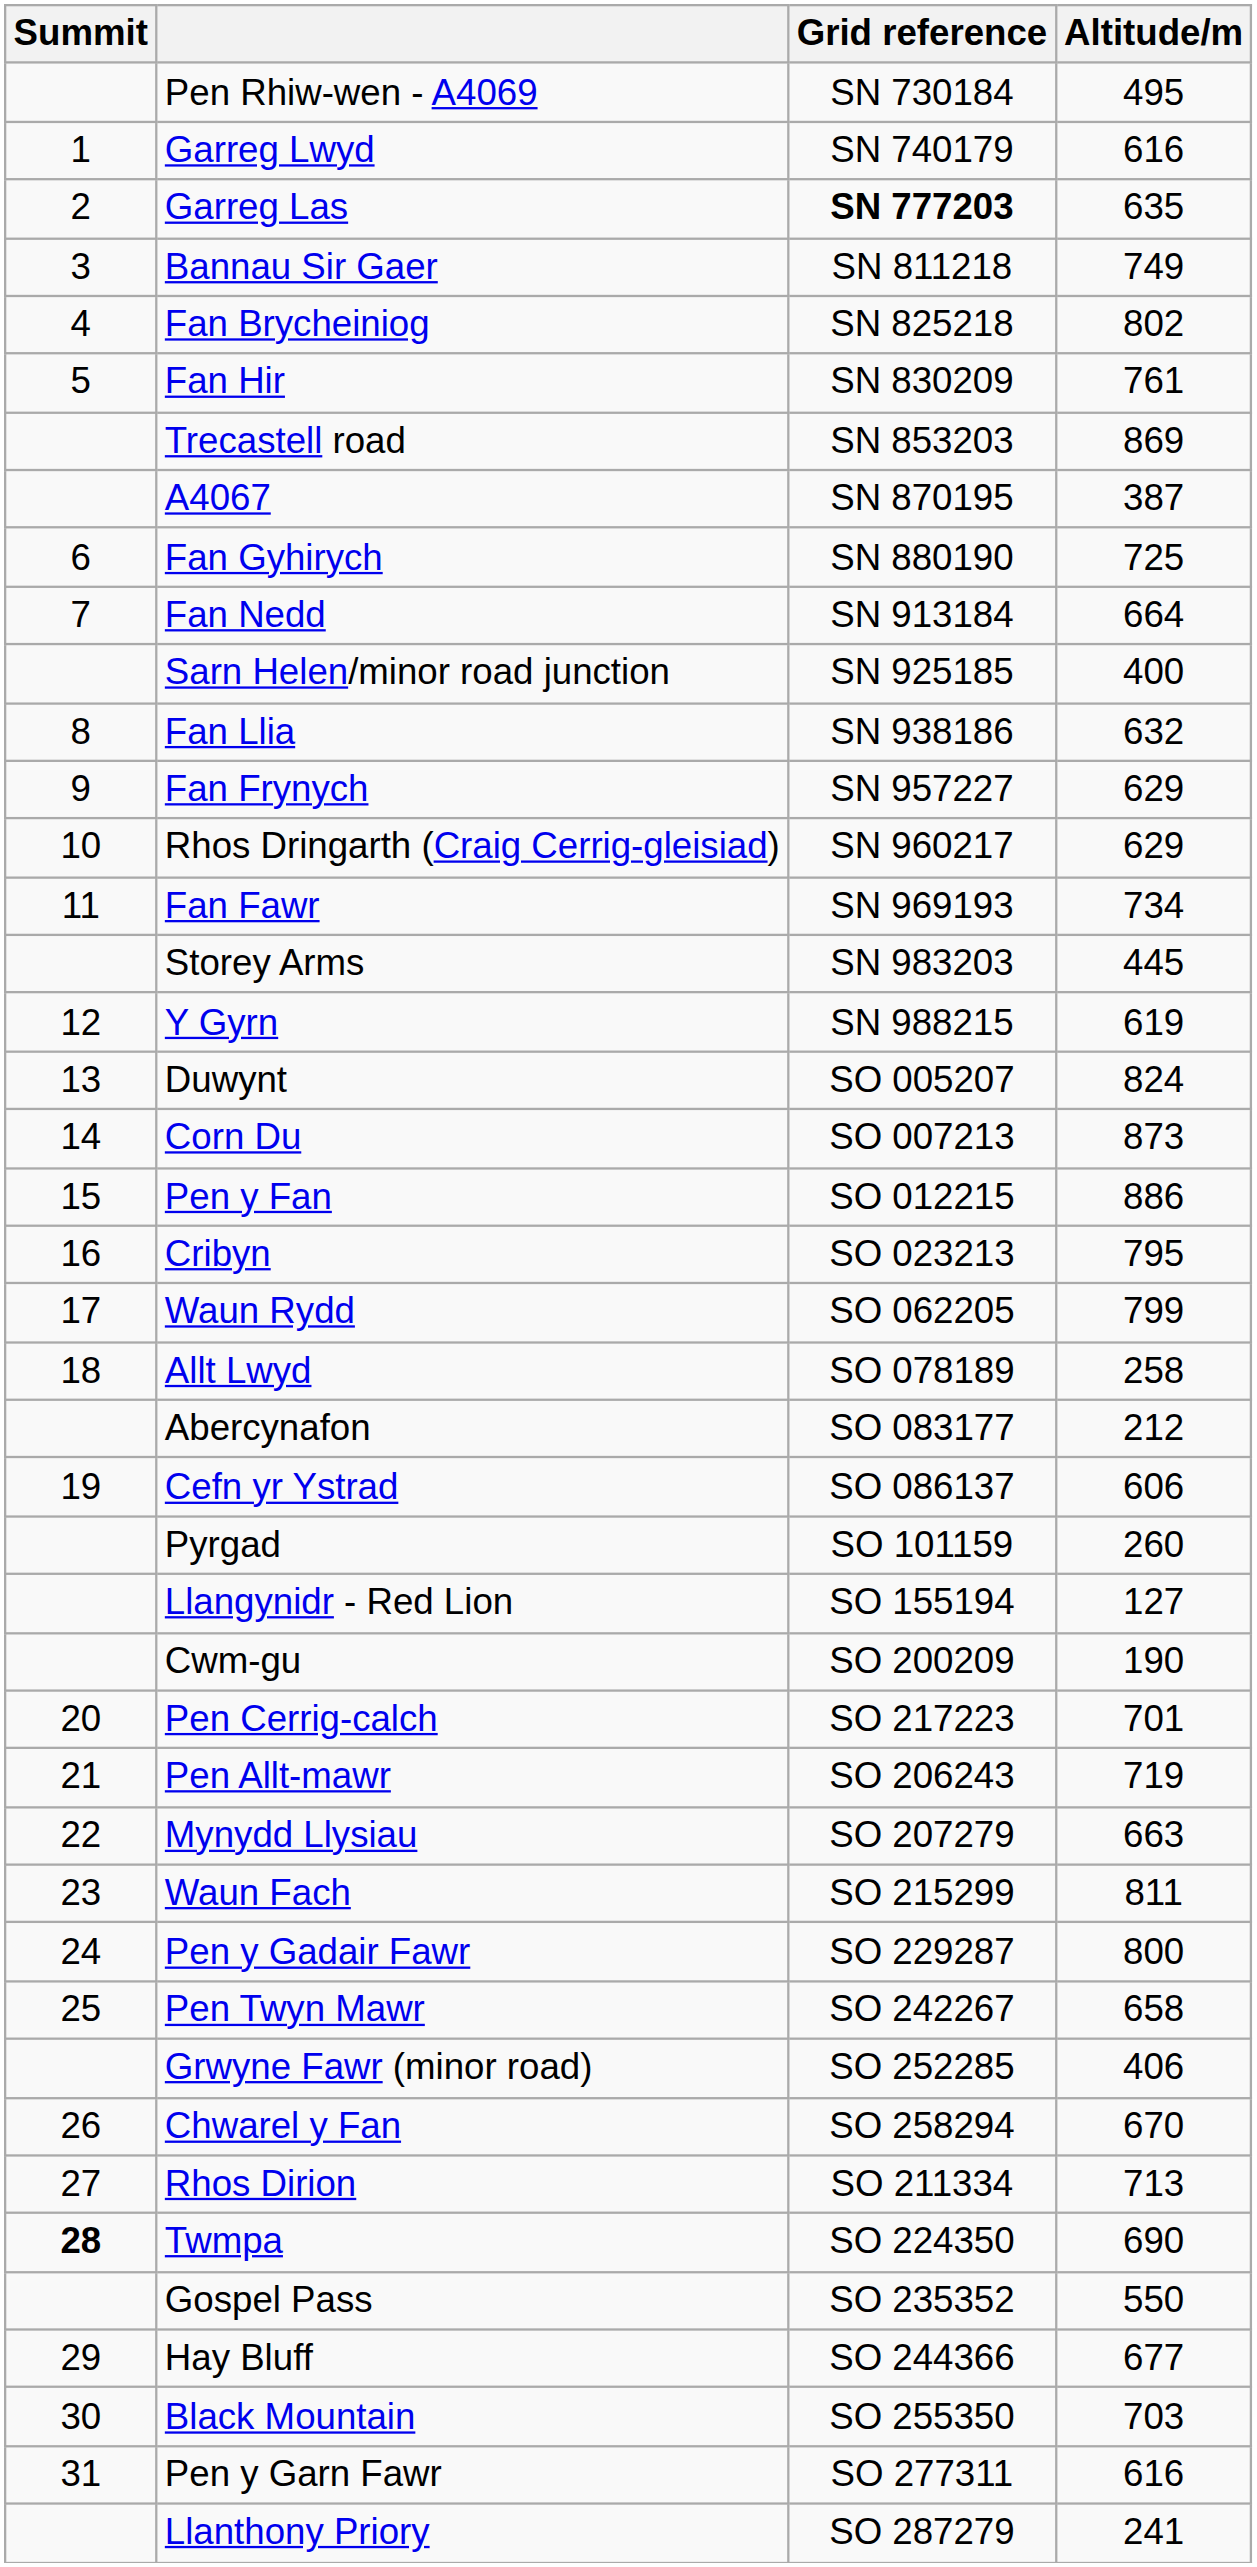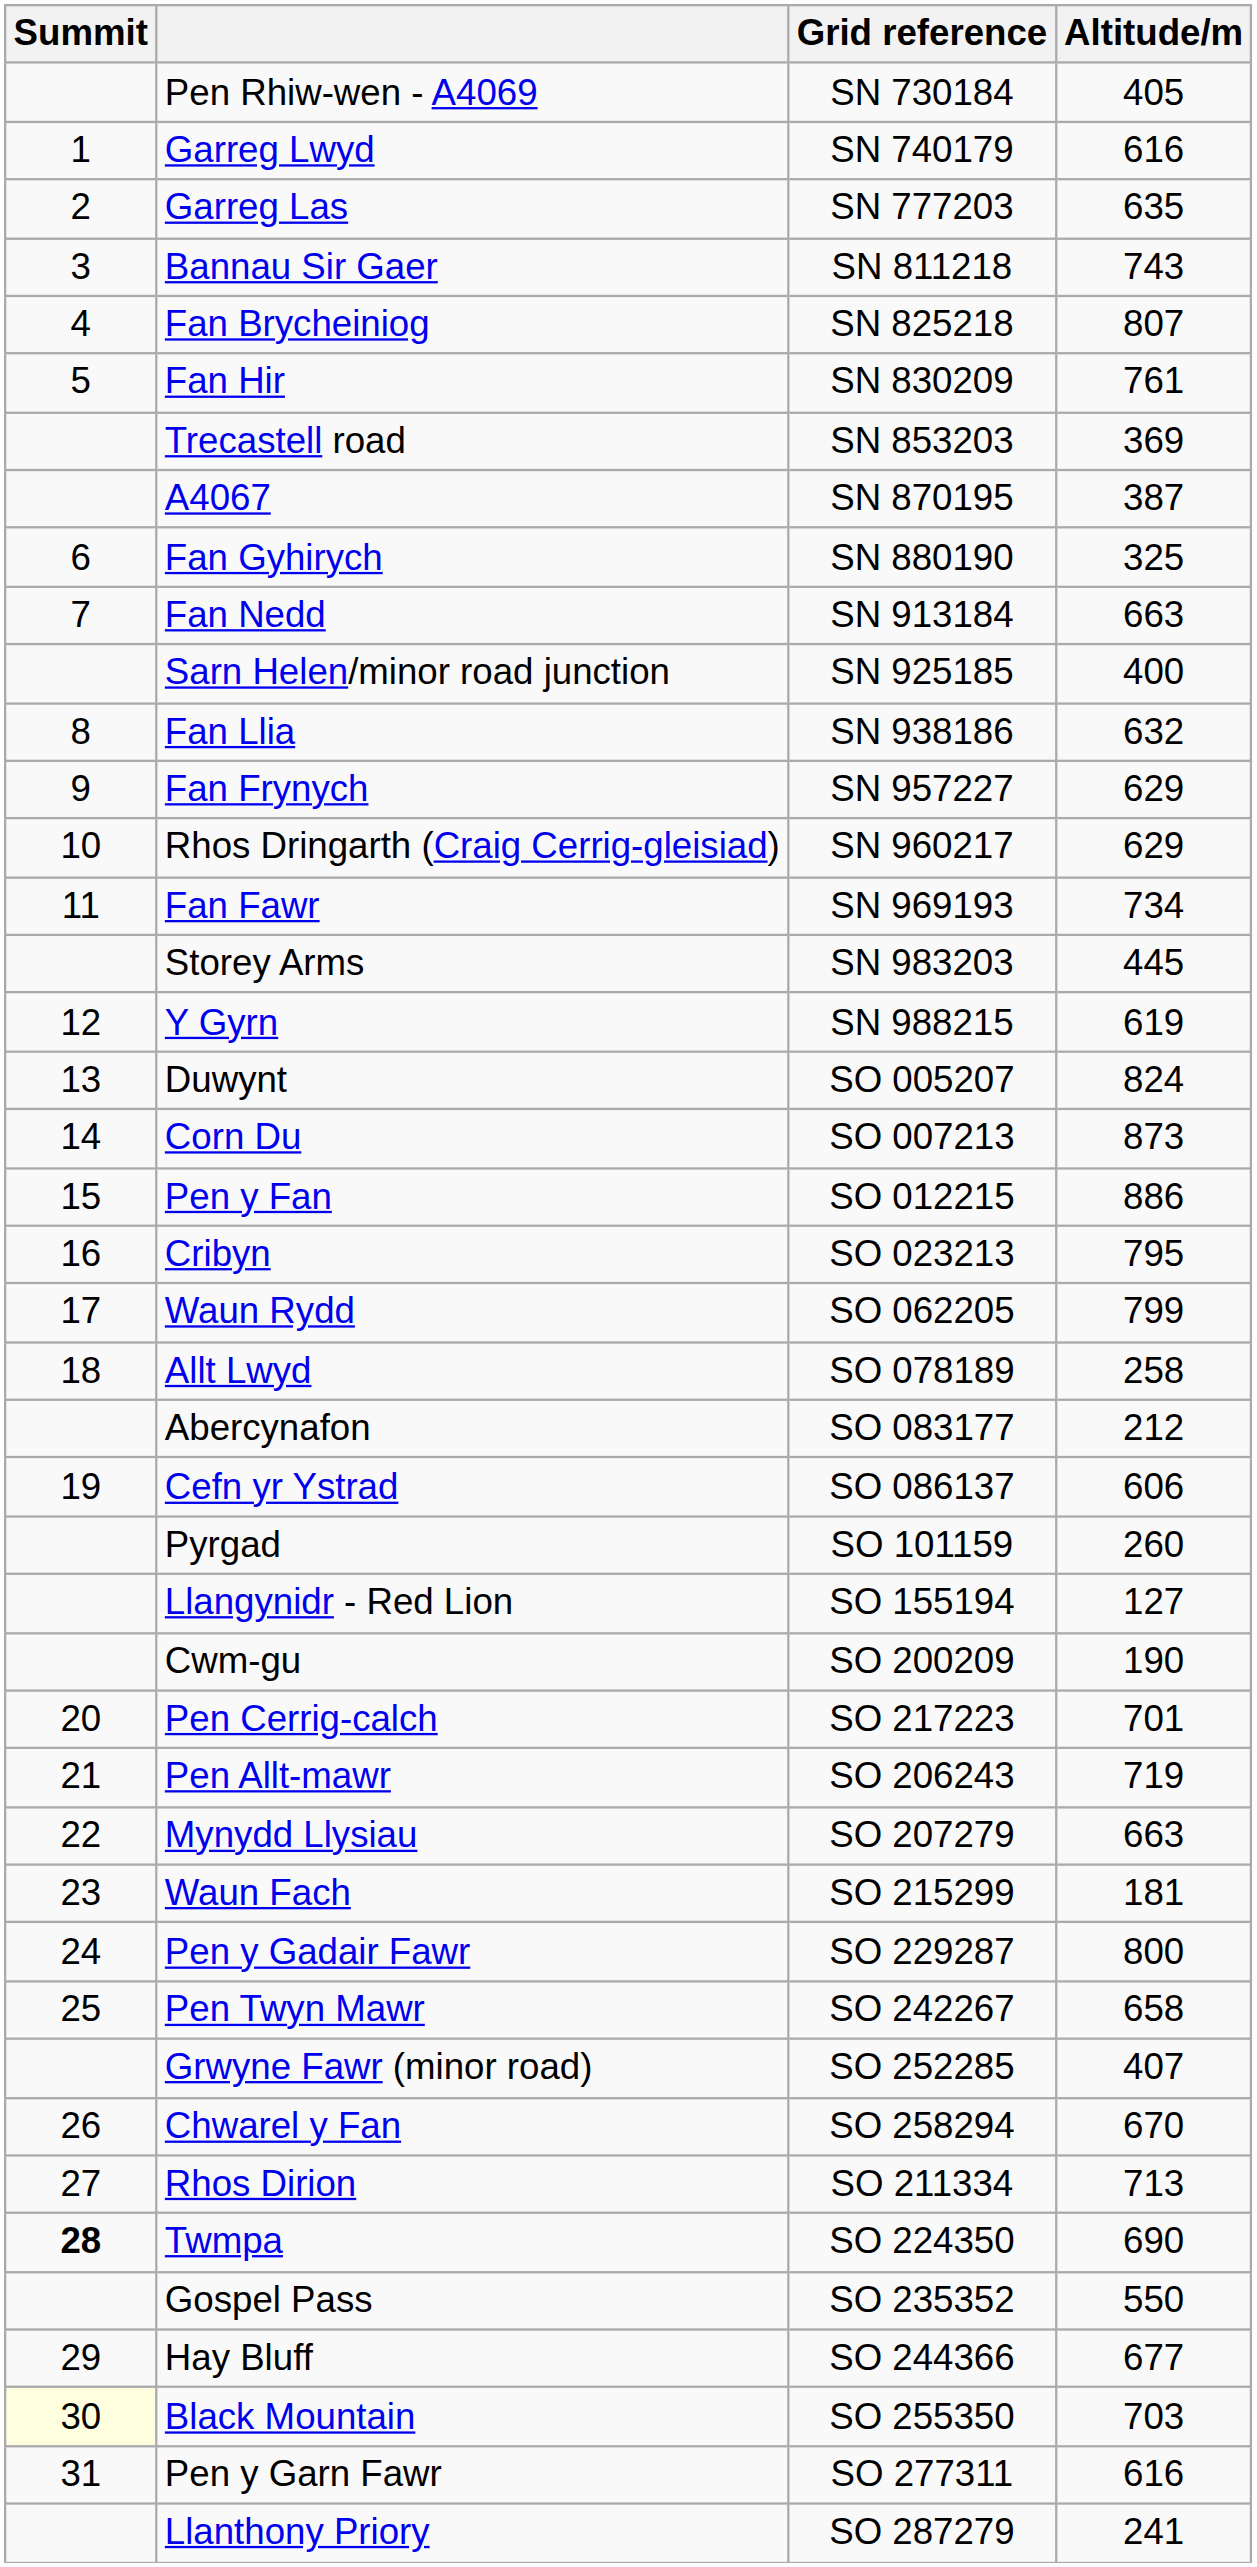(1154, 91) 495 -> (1154, 91) 405
(922, 207) bold -> (922, 207) normal
(1154, 265) 749 -> (1154, 265) 743
(1154, 324) 802 -> (1154, 324) 807
(1154, 440) 869 -> (1154, 440) 369
(1154, 556) 725 -> (1154, 556) 325
(1154, 614) 664 -> (1154, 614) 663
(1154, 1893) 811 -> (1154, 1893) 181
(1154, 2067) 406 -> (1154, 2067) 407
(81, 2416) no background -> (81, 2416) lightyellow background
